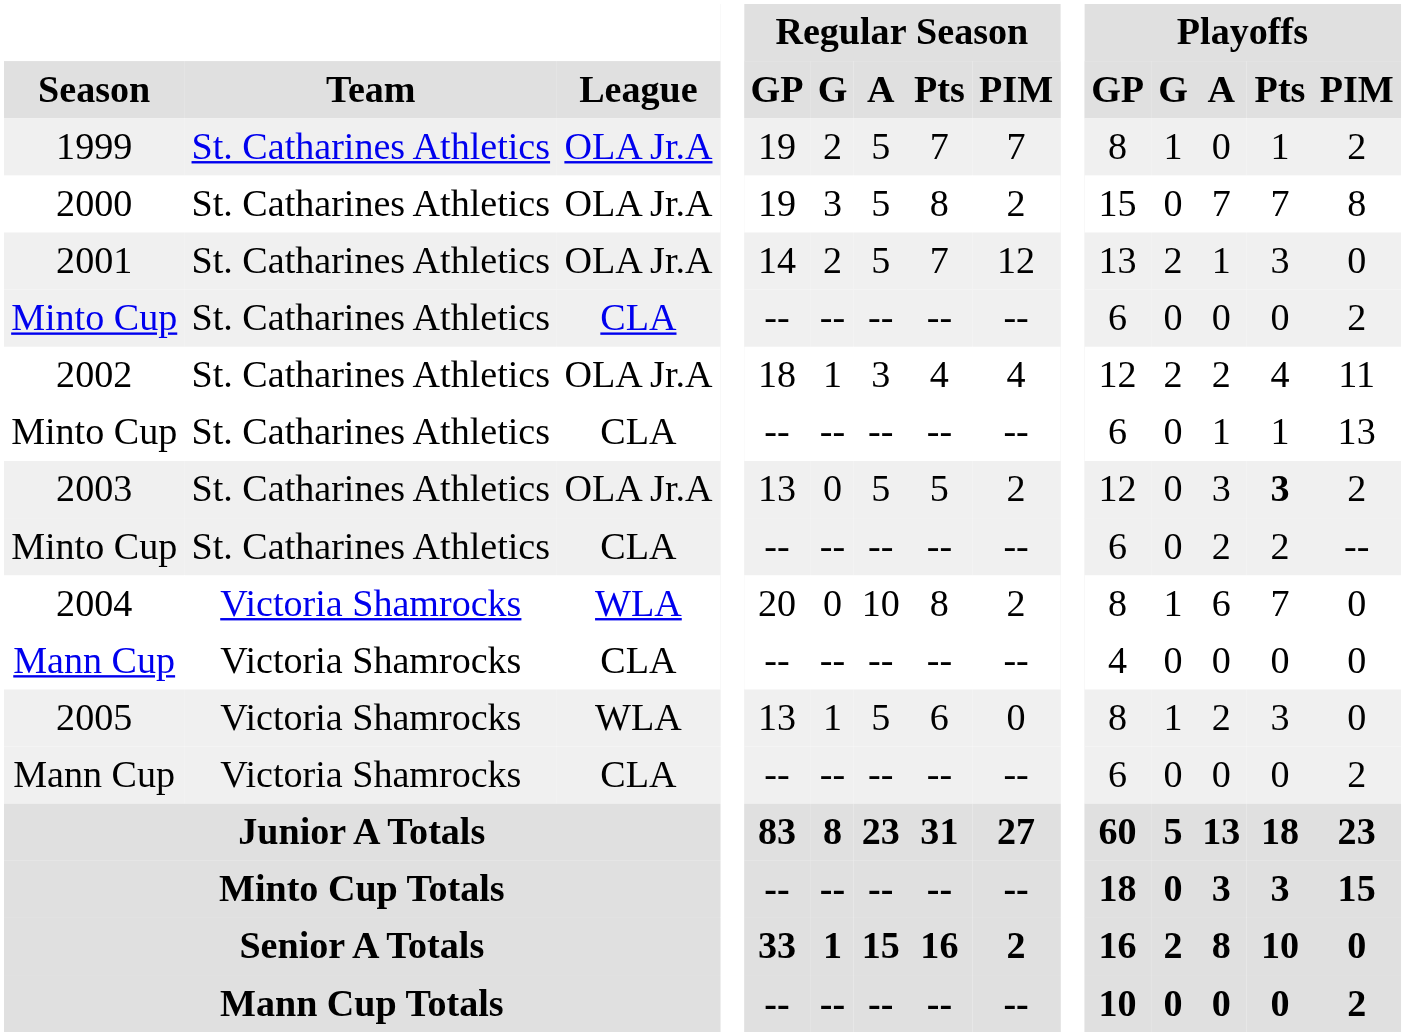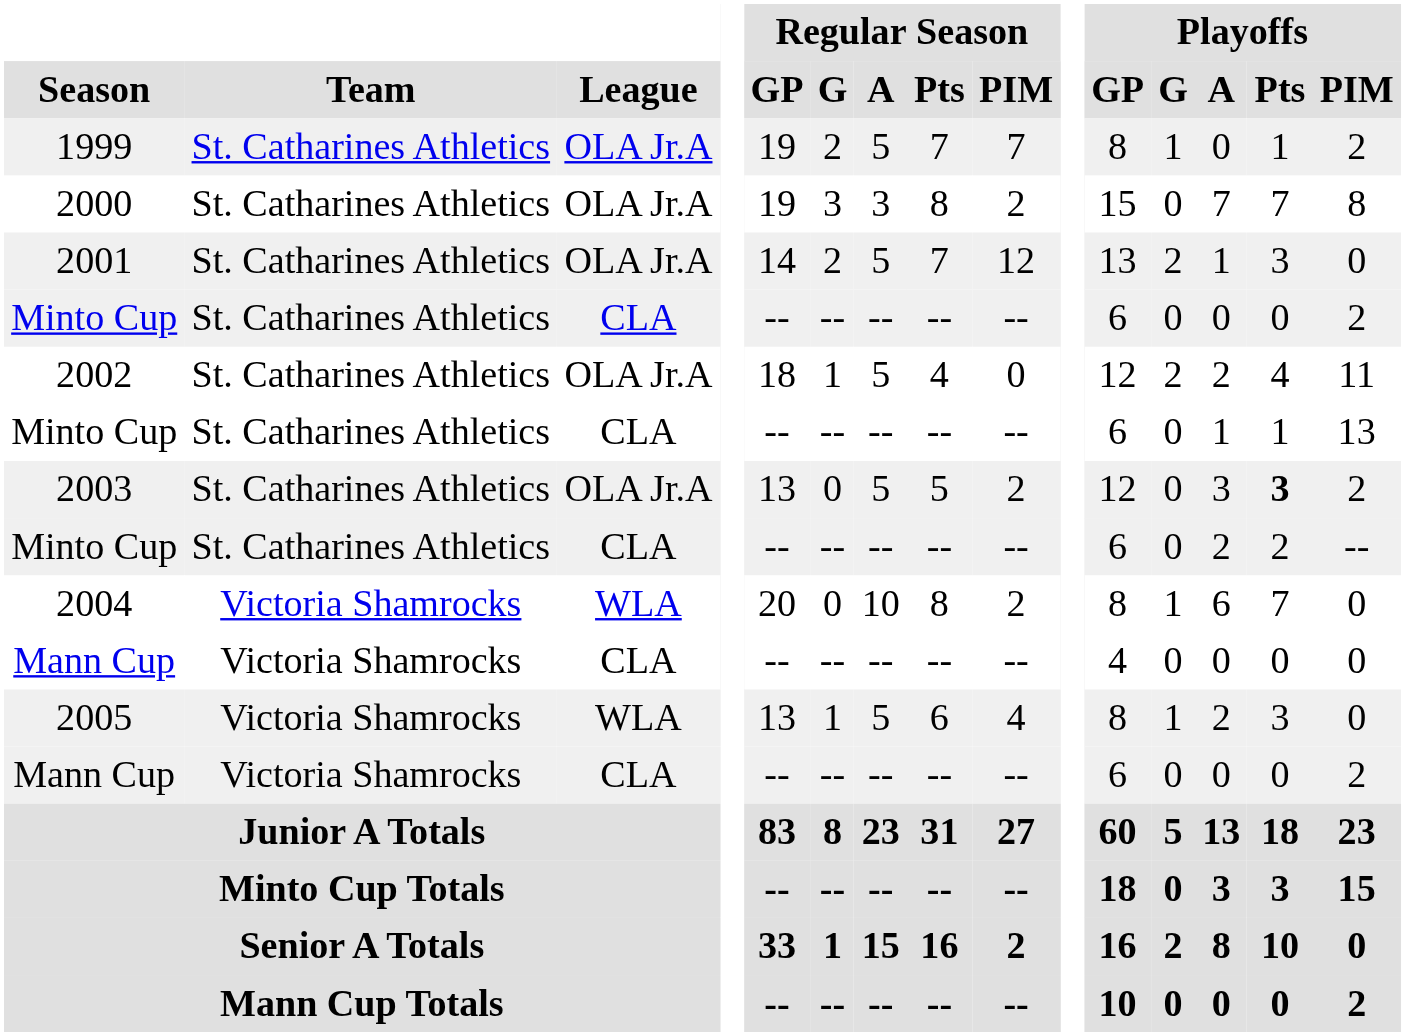(881, 203) 5 -> (881, 203) 3
(881, 374) 3 -> (881, 374) 5
(1016, 374) 4 -> (1016, 374) 0
(1016, 717) 0 -> (1016, 717) 4
